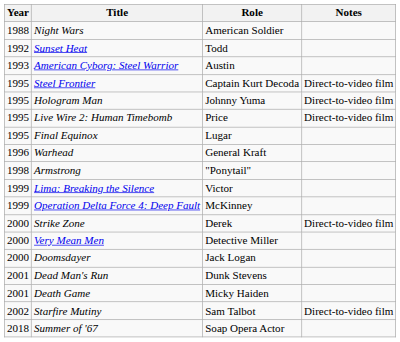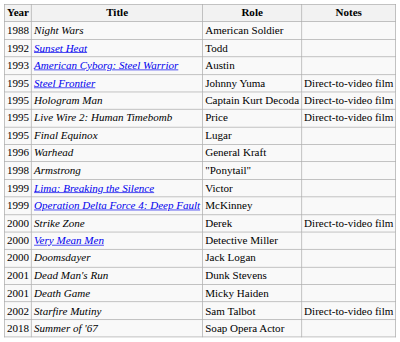(252, 83) Captain Kurt Decoda -> (235, 83) Johnny Yuma
(235, 100) Johnny Yuma -> (252, 100) Captain Kurt Decoda
